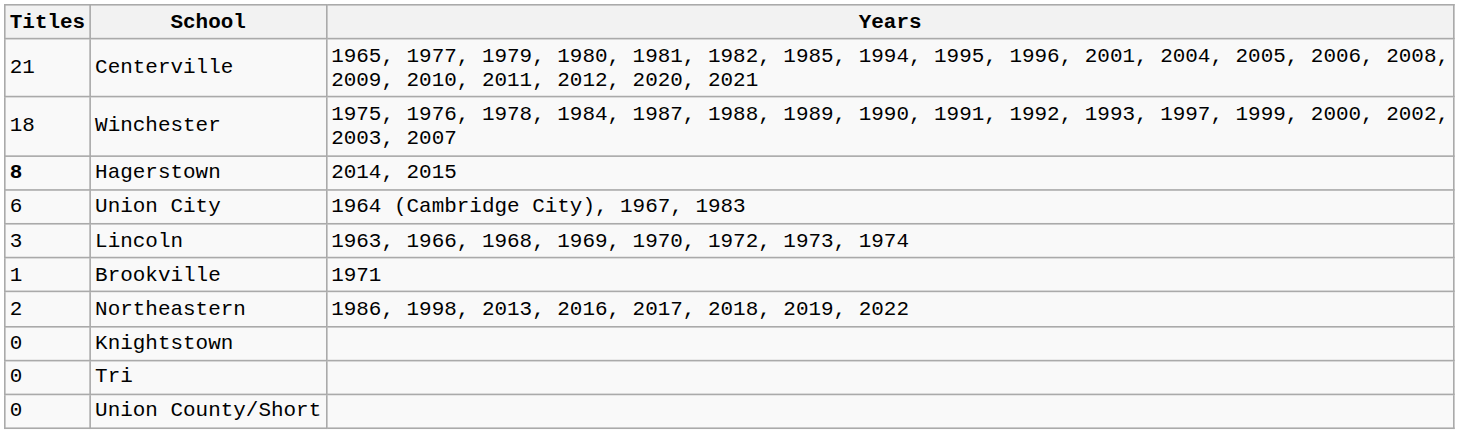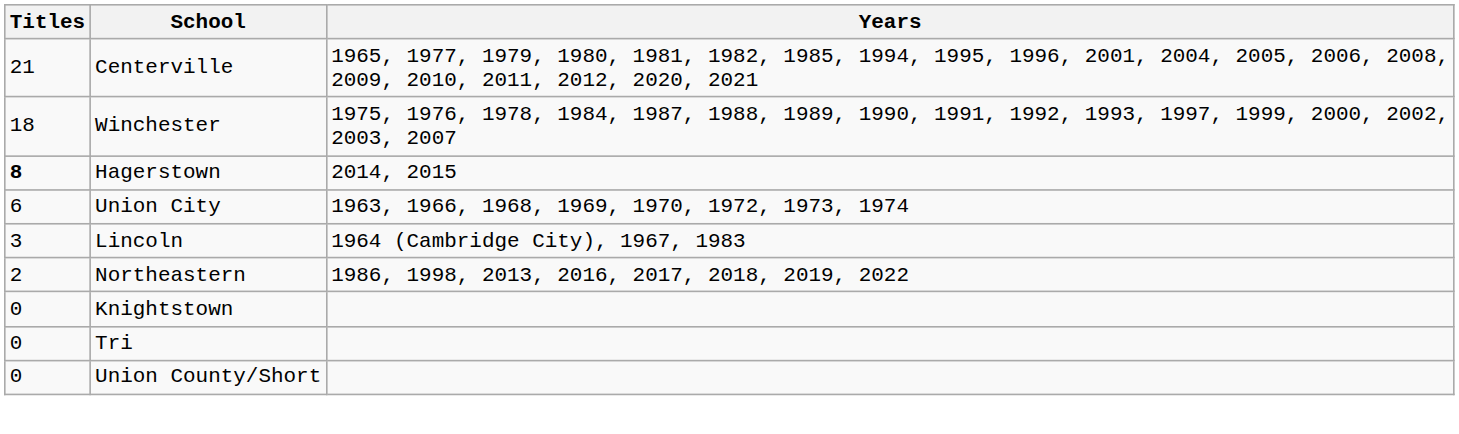(538, 207) 1964 (Cambridge City), 1967, 1983 -> (620, 207) 1963, 1966, 1968, 1969, 1970, 1972, 1973, 1974
(620, 241) 1963, 1966, 1968, 1969, 1970, 1972, 1973, 1974 -> (538, 241) 1964 (Cambridge City), 1967, 1983
- row: (158, 275)
